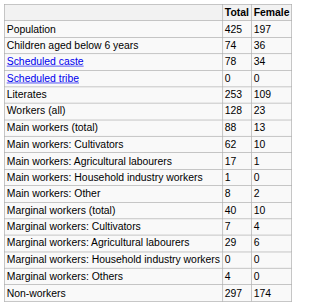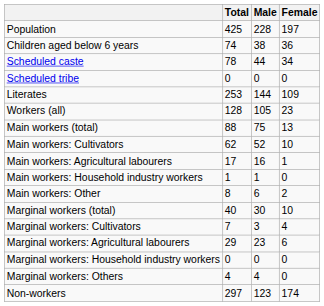+ column: (265, 12)
